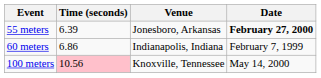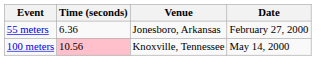(68, 30) 6.39 -> (68, 30) 6.36
(271, 30) bold -> (269, 30) normal
- row: (28, 47)
